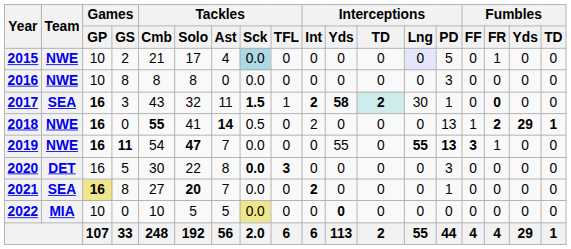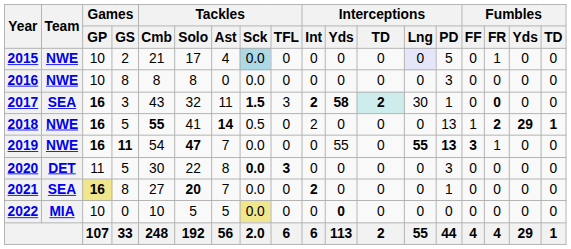(286, 102) 1 -> (286, 102) 3
(125, 124) 0 -> (125, 124) 5
(97, 168) 16 -> (97, 168) 11
